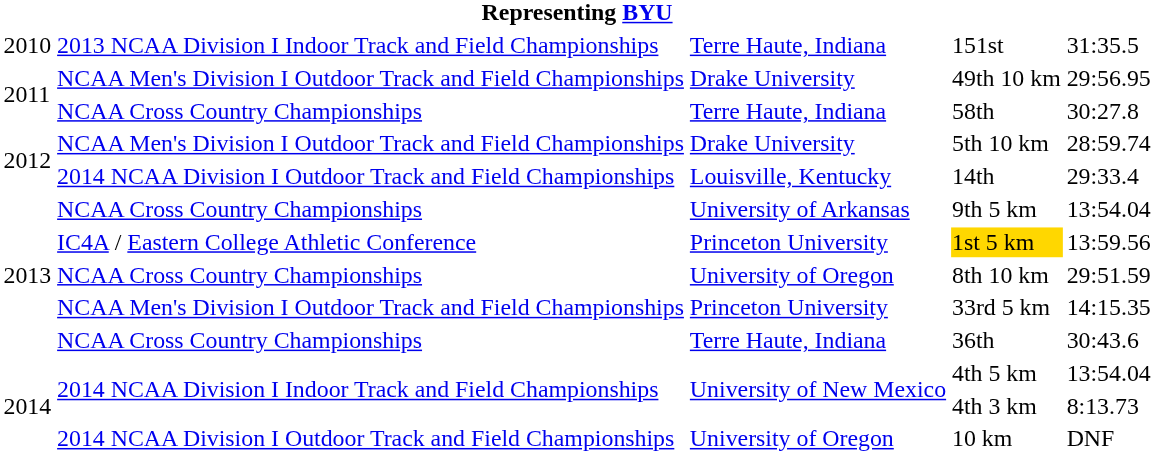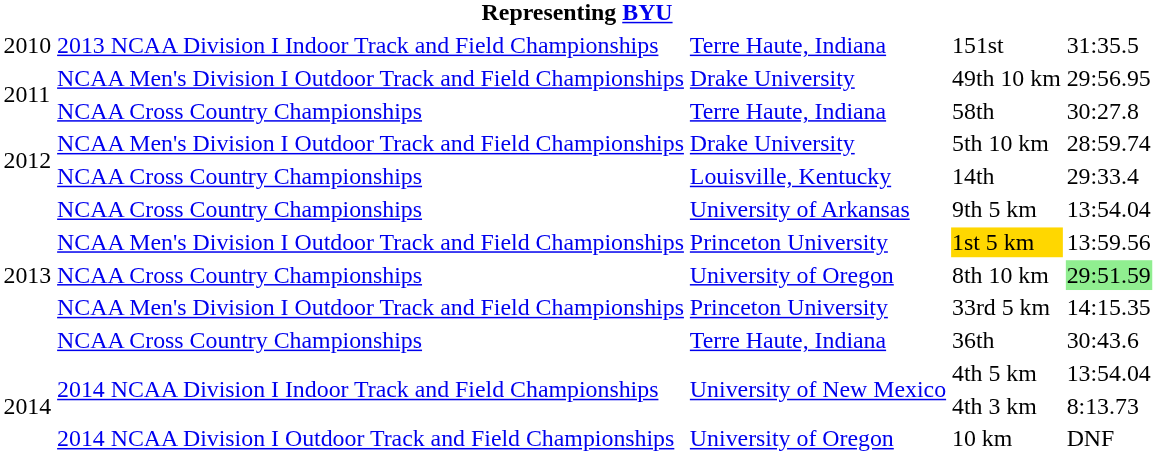(366, 176) 2014 NCAA Division I Outdoor Track and Field Championships -> (240, 176) NCAA Cross Country Championships
(267, 242) IC4A / Eastern College Athletic Conference -> (371, 242) NCAA Men's Division I Outdoor Track and Field Championships
(1109, 274) no background -> (1109, 274) lightgreen background
